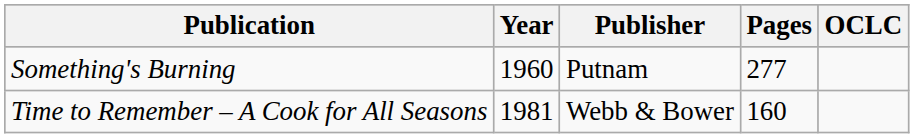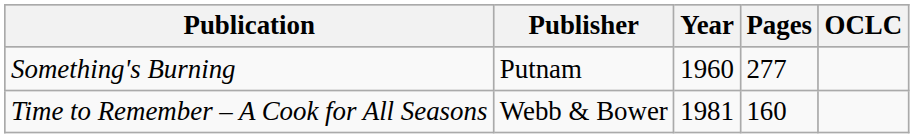columns swapped: (527, 25) <-> (650, 25)
